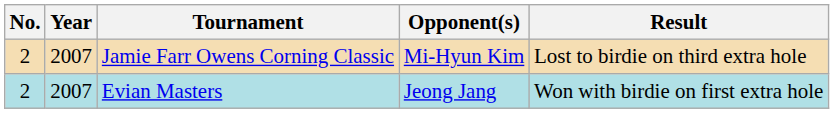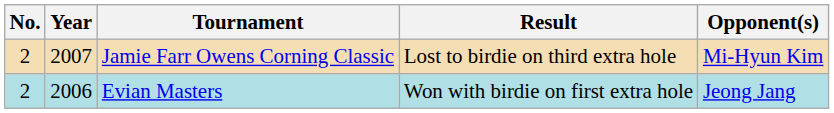columns swapped: (464, 21) <-> (679, 21)
(71, 91) 2007 -> (71, 91) 2006
